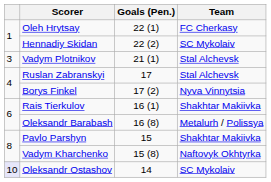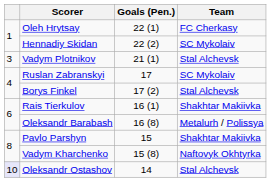(209, 75) Stal Alchevsk -> (207, 75) SC Mykolaiv
(212, 91) Nyva Vinnytsia -> (209, 91) Stal Alchevsk
(207, 169) SC Mykolaiv -> (209, 169) Stal Alchevsk
